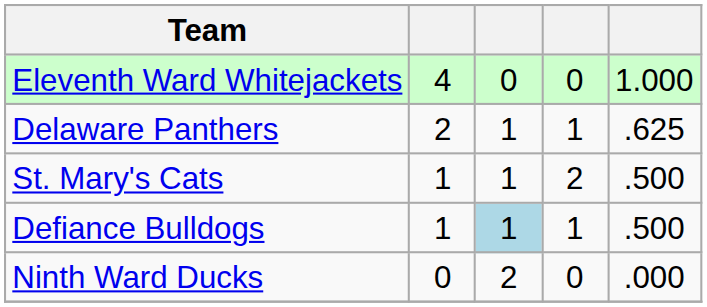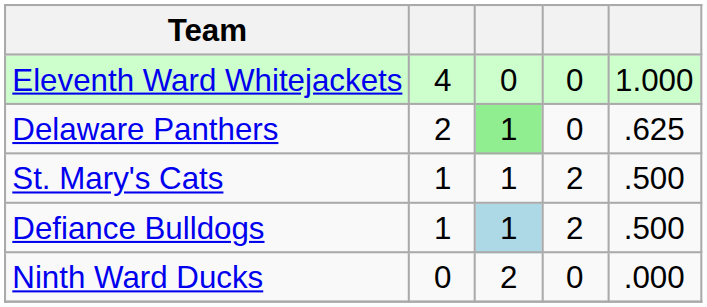(509, 129) no background -> (509, 129) lightgreen background
(575, 129) 1 -> (575, 129) 0
(575, 228) 1 -> (575, 228) 2
